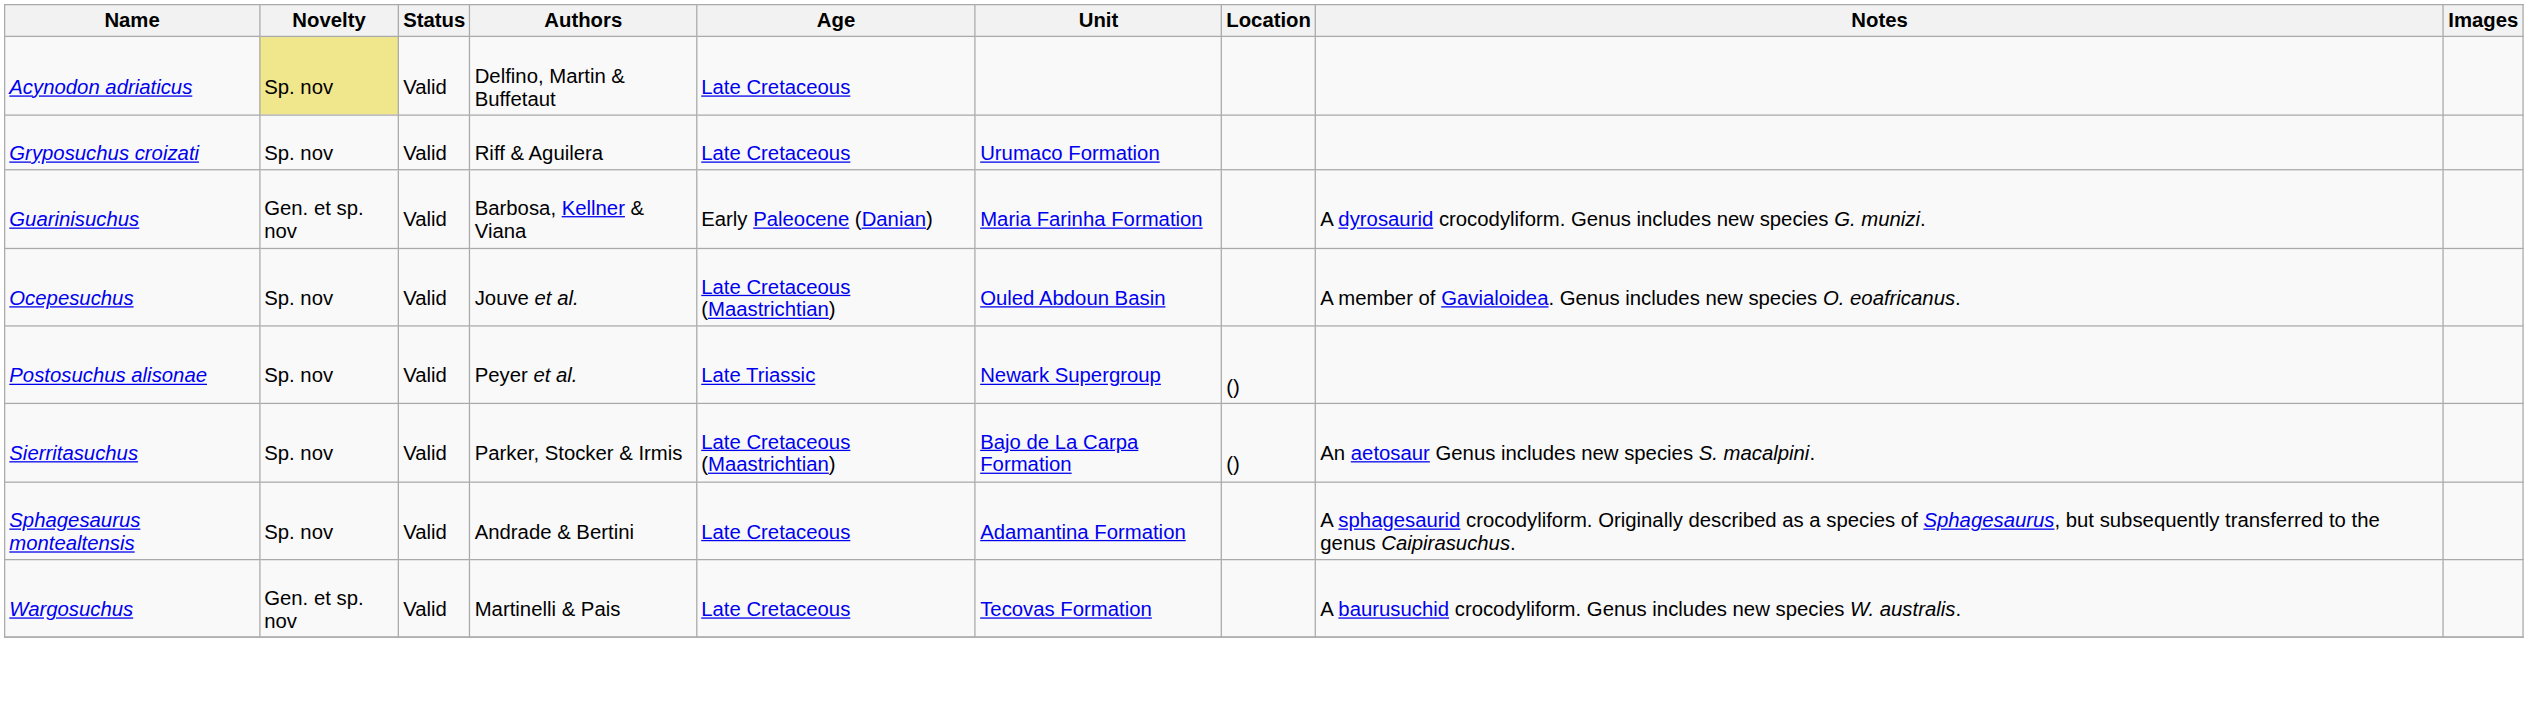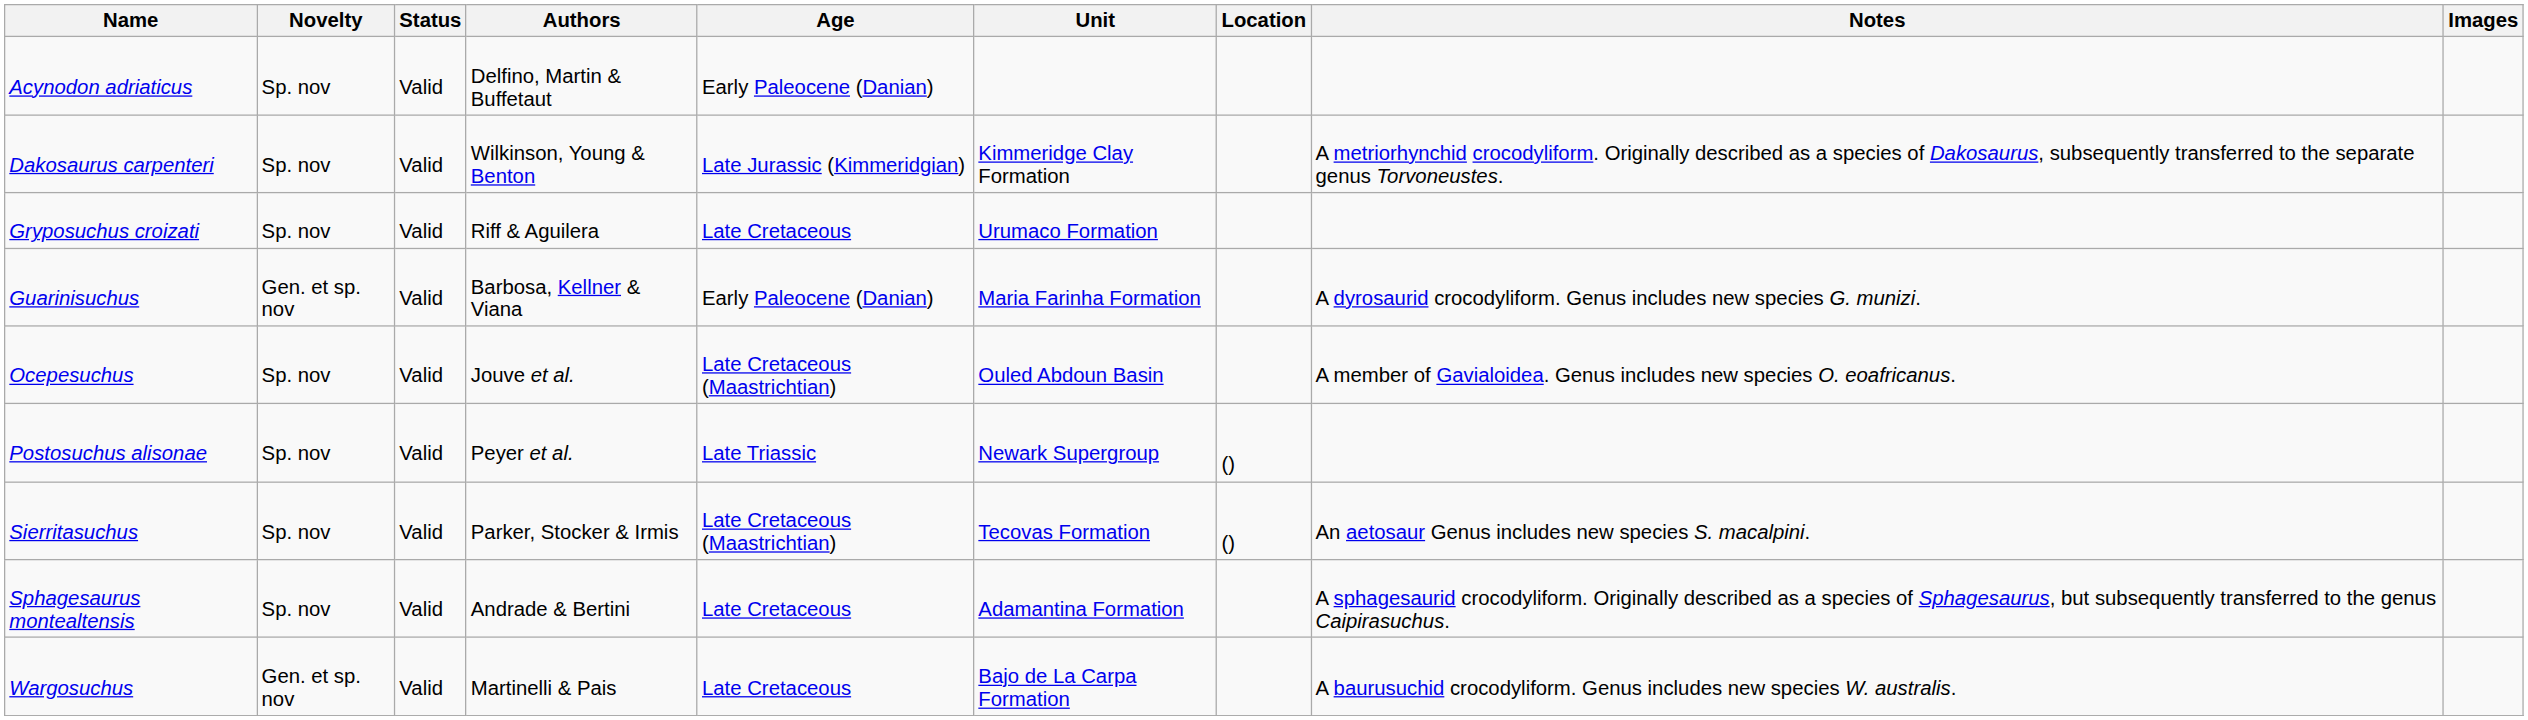(299, 87) khaki background -> (296, 87) no background
(776, 87) Late Cretaceous -> (818, 87) Early Paleocene (Danian)
+ row: (112, 165)
(1059, 454) Bajo de La Carpa Formation -> (1064, 531) Tecovas Formation
(1066, 609) Tecovas Formation -> (1057, 687) Bajo de La Carpa Formation
